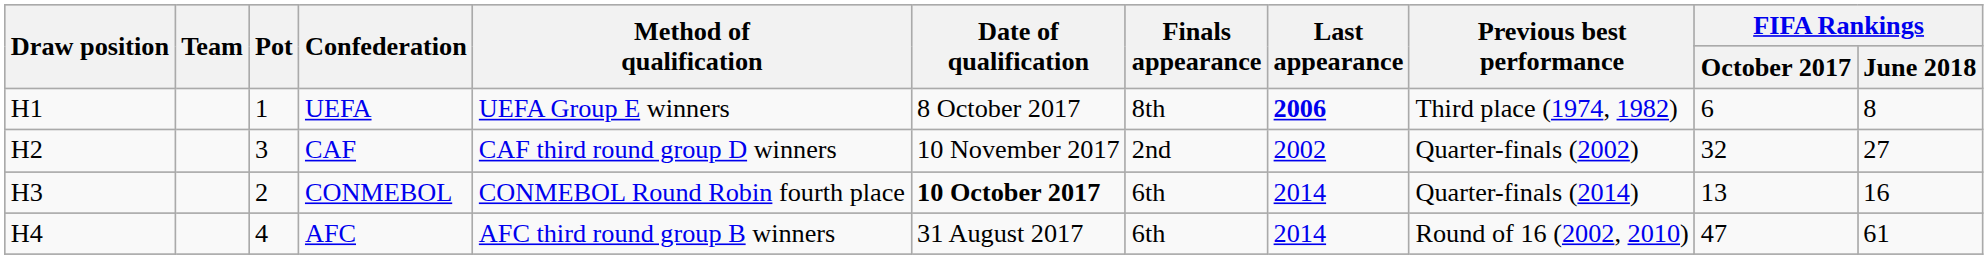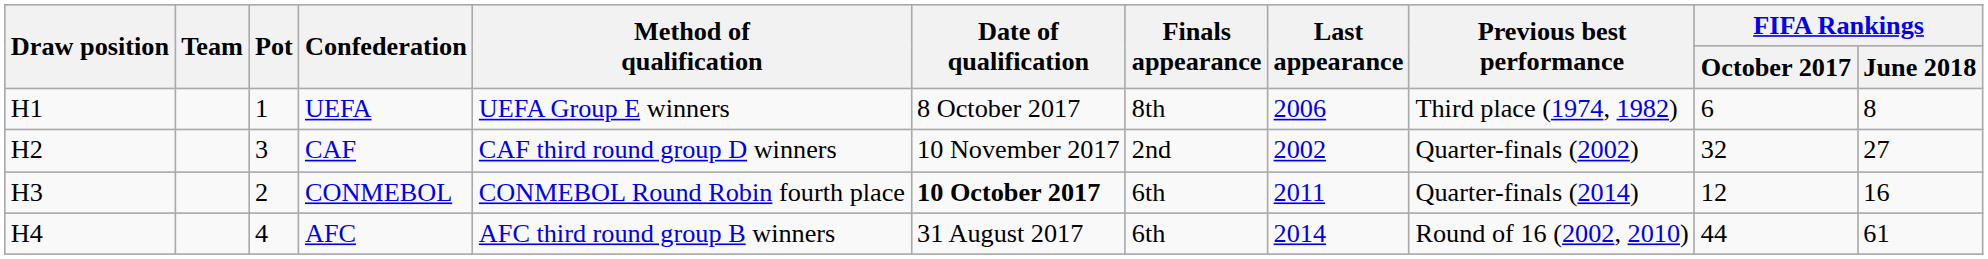(1300, 108) bold -> (1300, 108) normal
(1300, 191) 2014 -> (1299, 191) 2011
(1714, 191) 13 -> (1714, 191) 12
(1714, 233) 47 -> (1714, 233) 44
